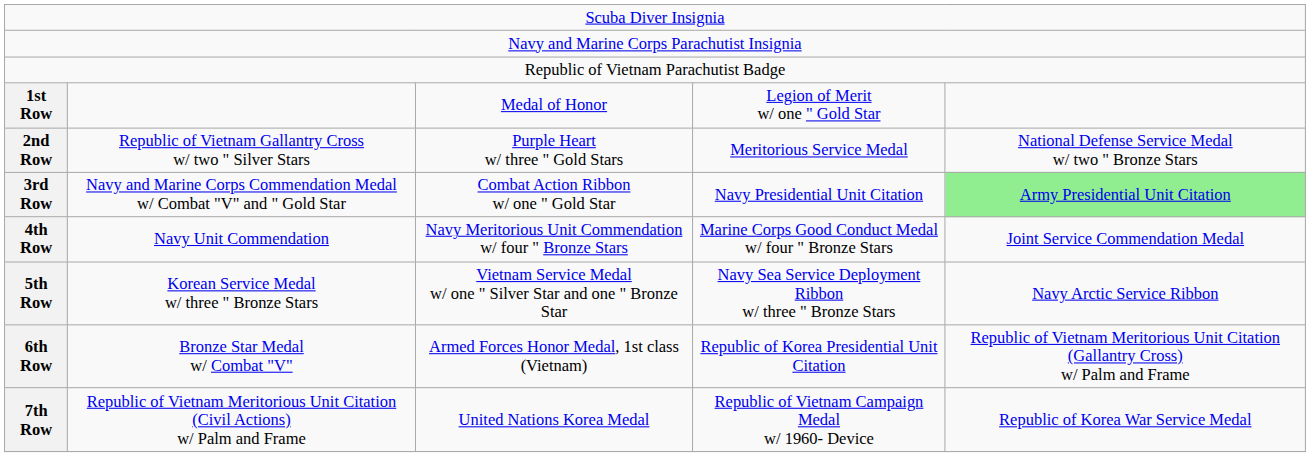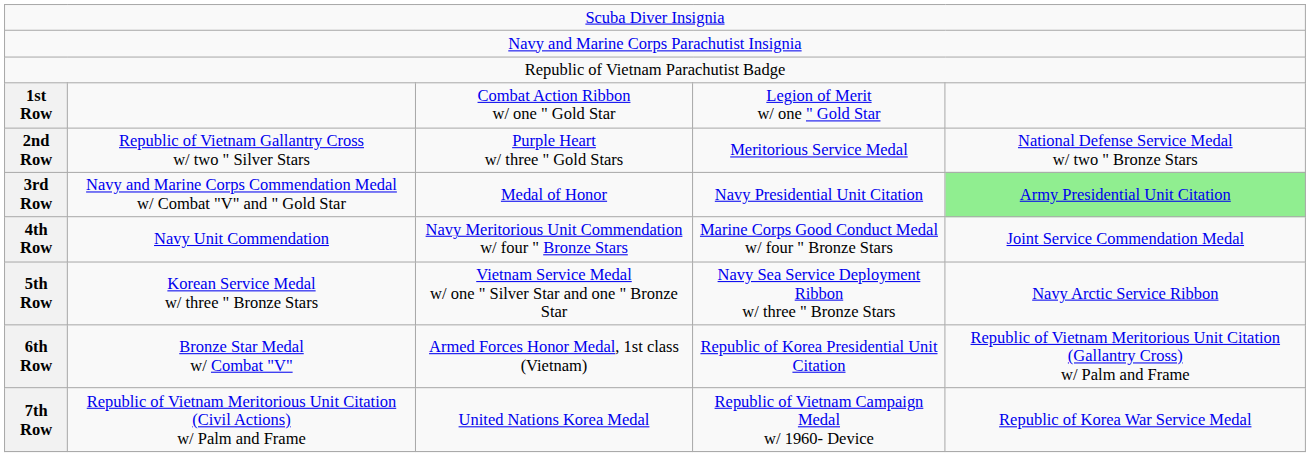(554, 105) Medal of Honor -> (554, 105) Combat Action Ribbon w/ one " Gold Star
(554, 194) Combat Action Ribbon w/ one " Gold Star -> (554, 194) Medal of Honor
